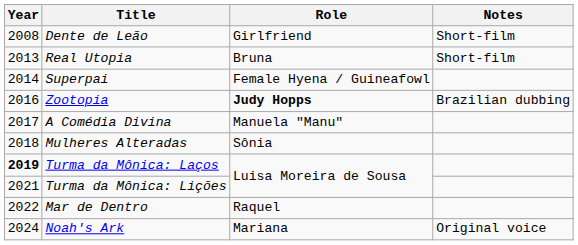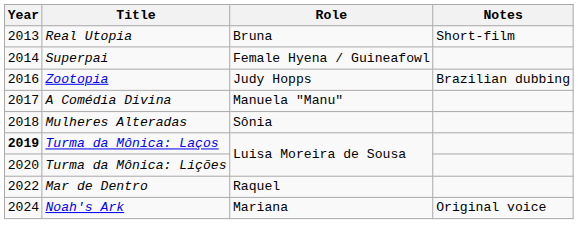- row: (97, 37)
(272, 101) bold -> (272, 79) normal
(23, 186) 2021 -> (23, 165) 2020
